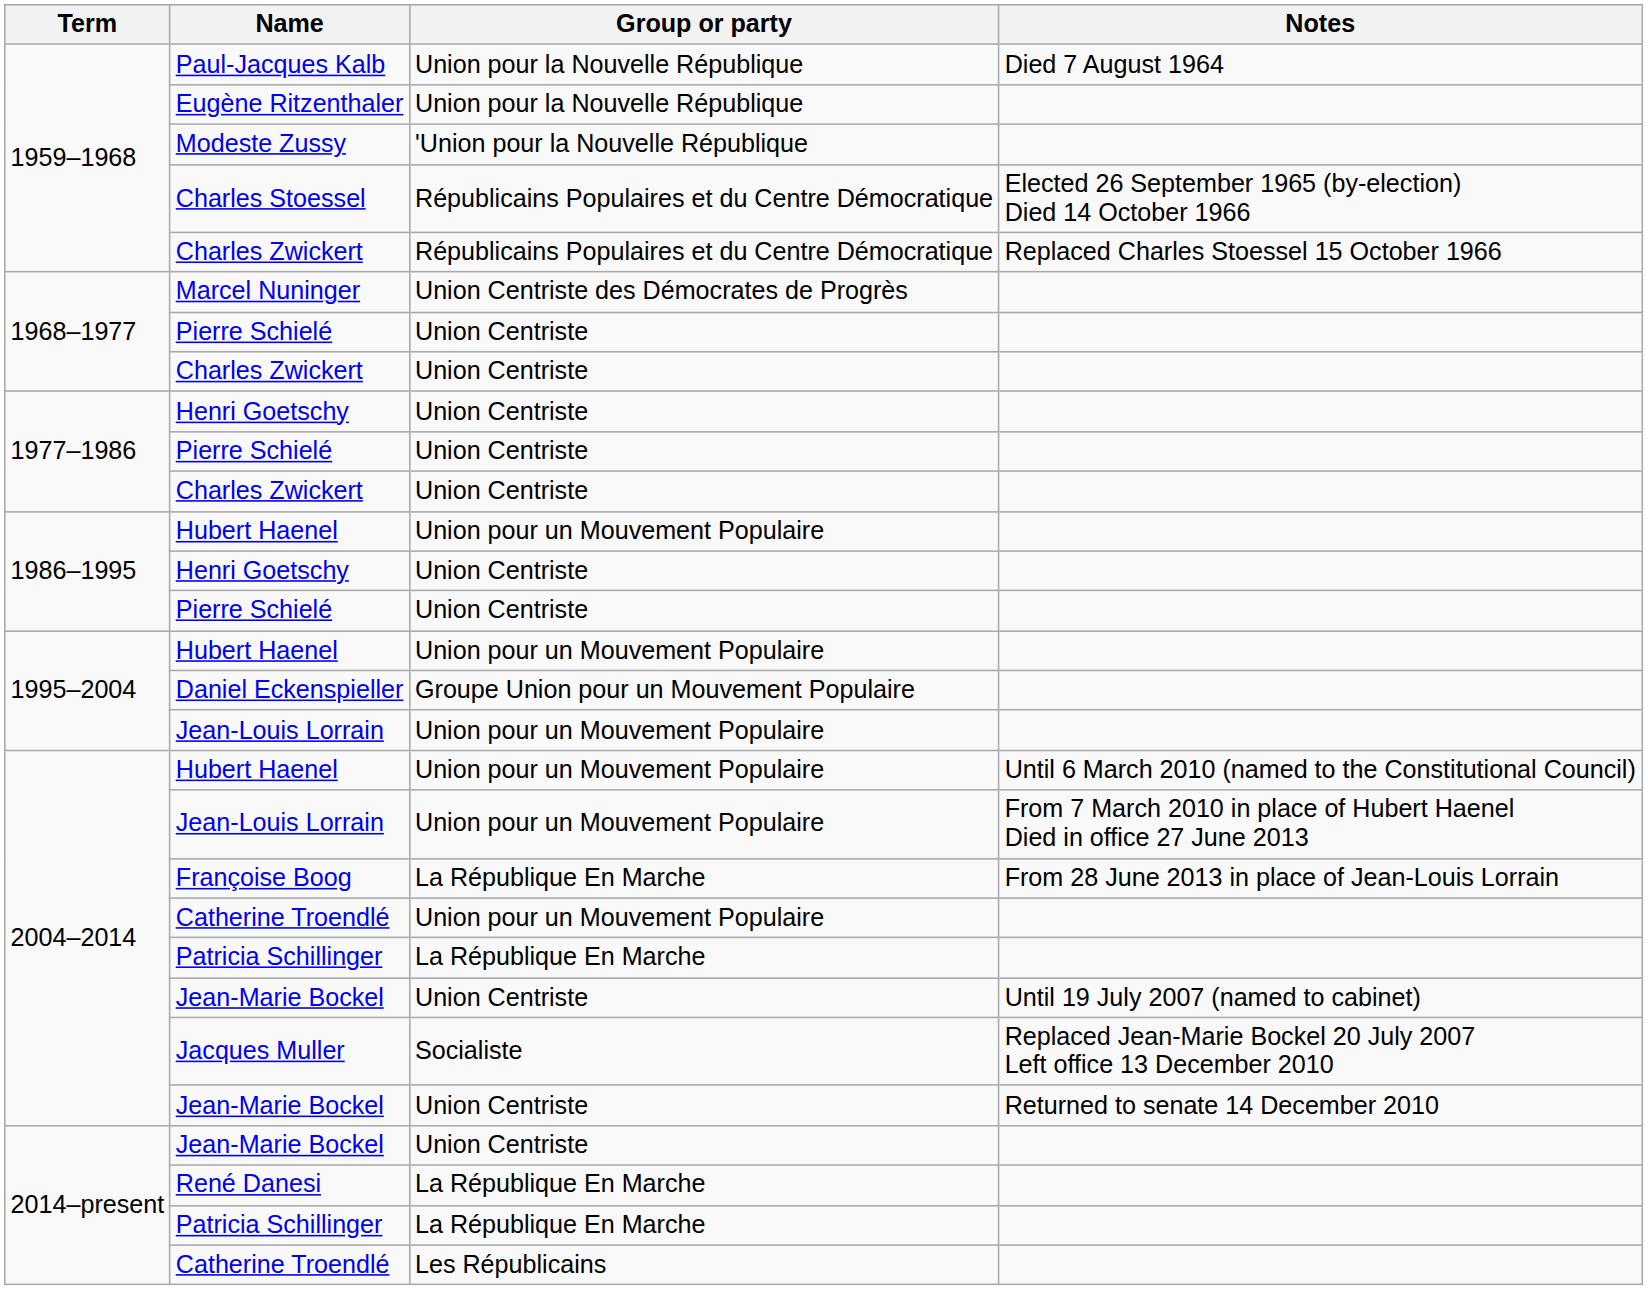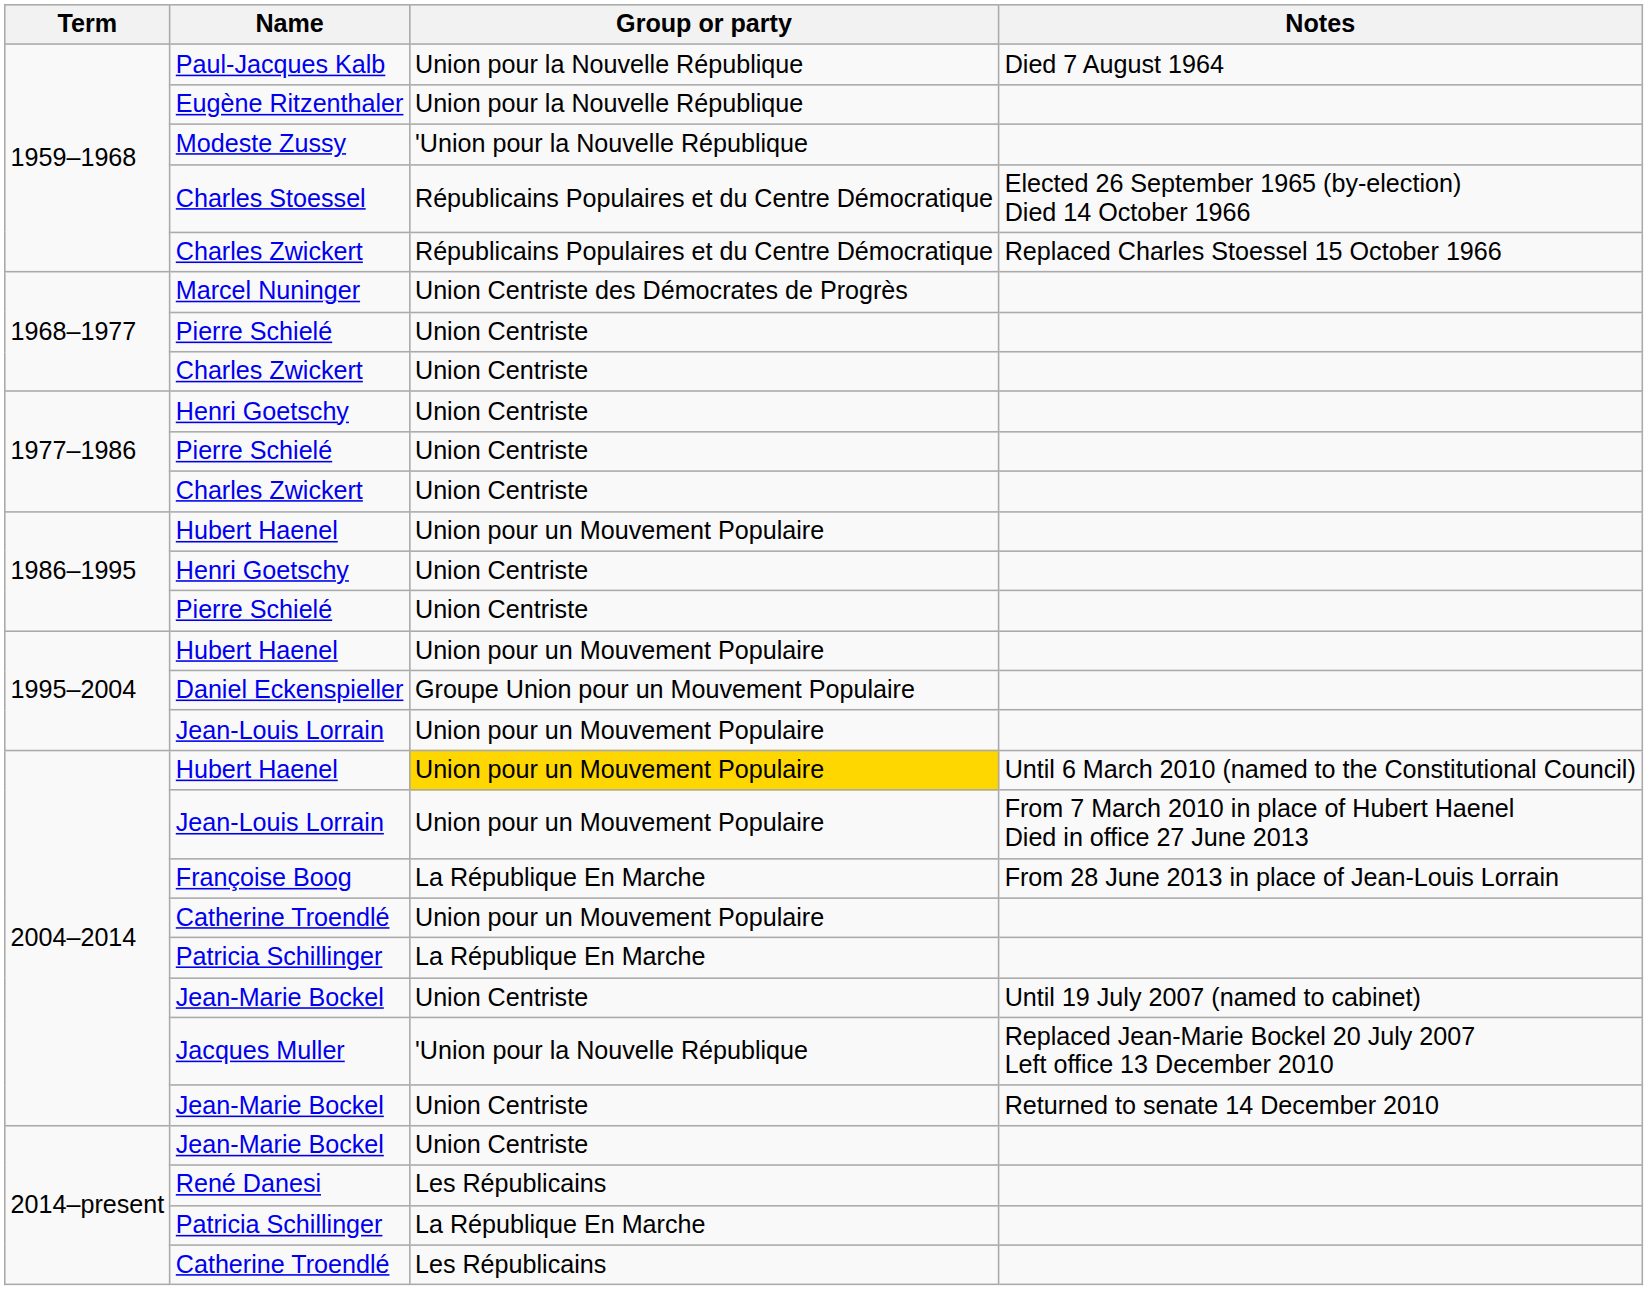(620, 769) no background -> (620, 769) gold background
(469, 1051) Socialiste -> (612, 1051) 'Union pour la Nouvelle République
(560, 1184) La République En Marche -> (511, 1184) Les Républicains
